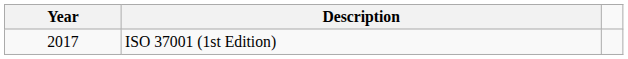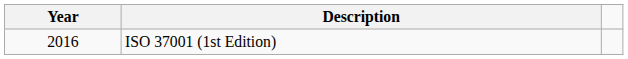(63, 41) 2017 -> (63, 41) 2016
